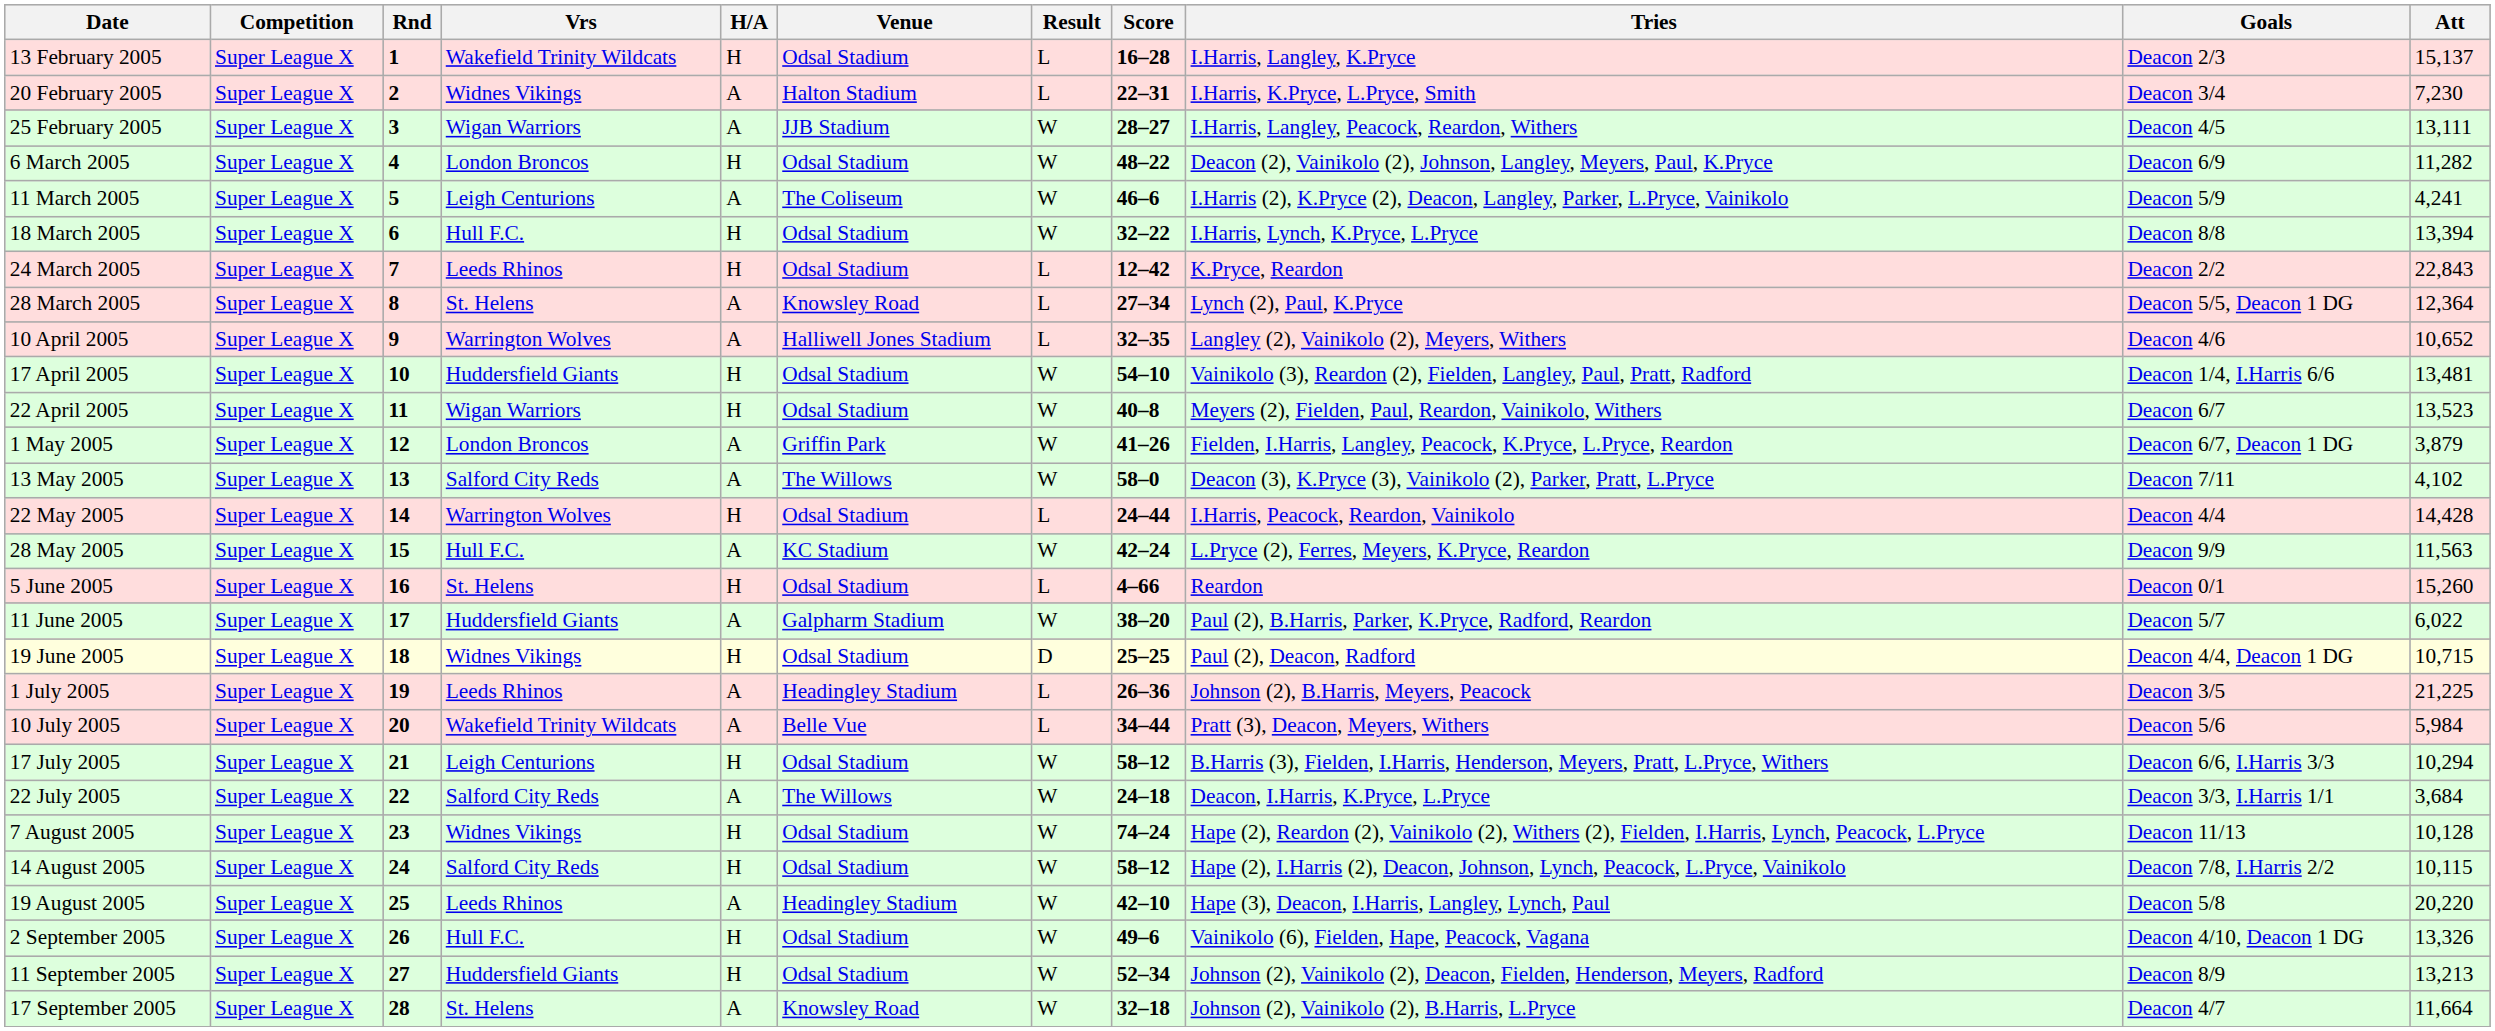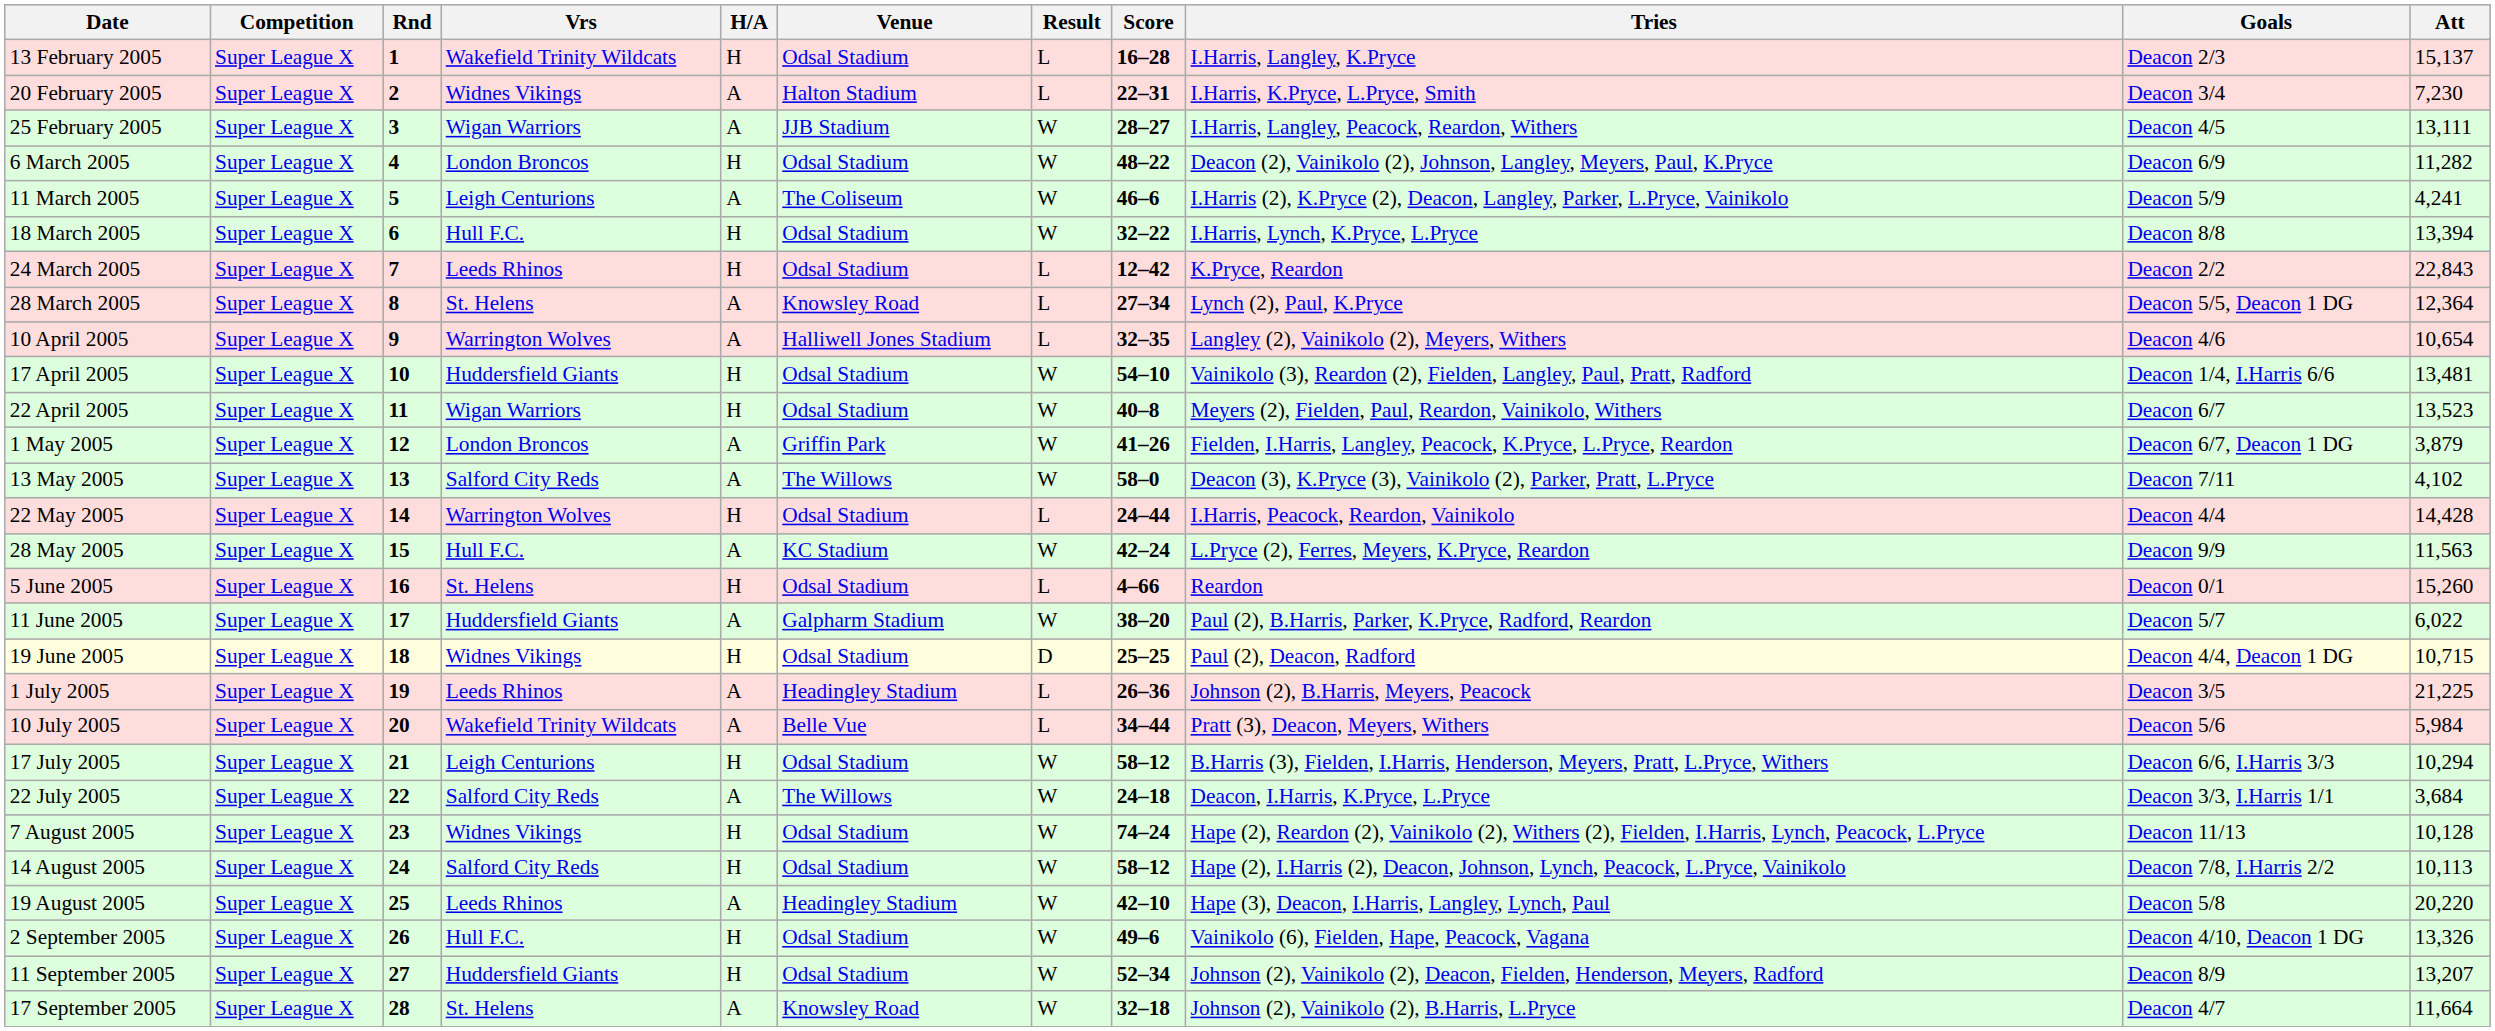(2444, 338) 10,652 -> (2444, 338) 10,654
(2444, 867) 10,115 -> (2444, 867) 10,113
(2444, 972) 13,213 -> (2444, 972) 13,207
